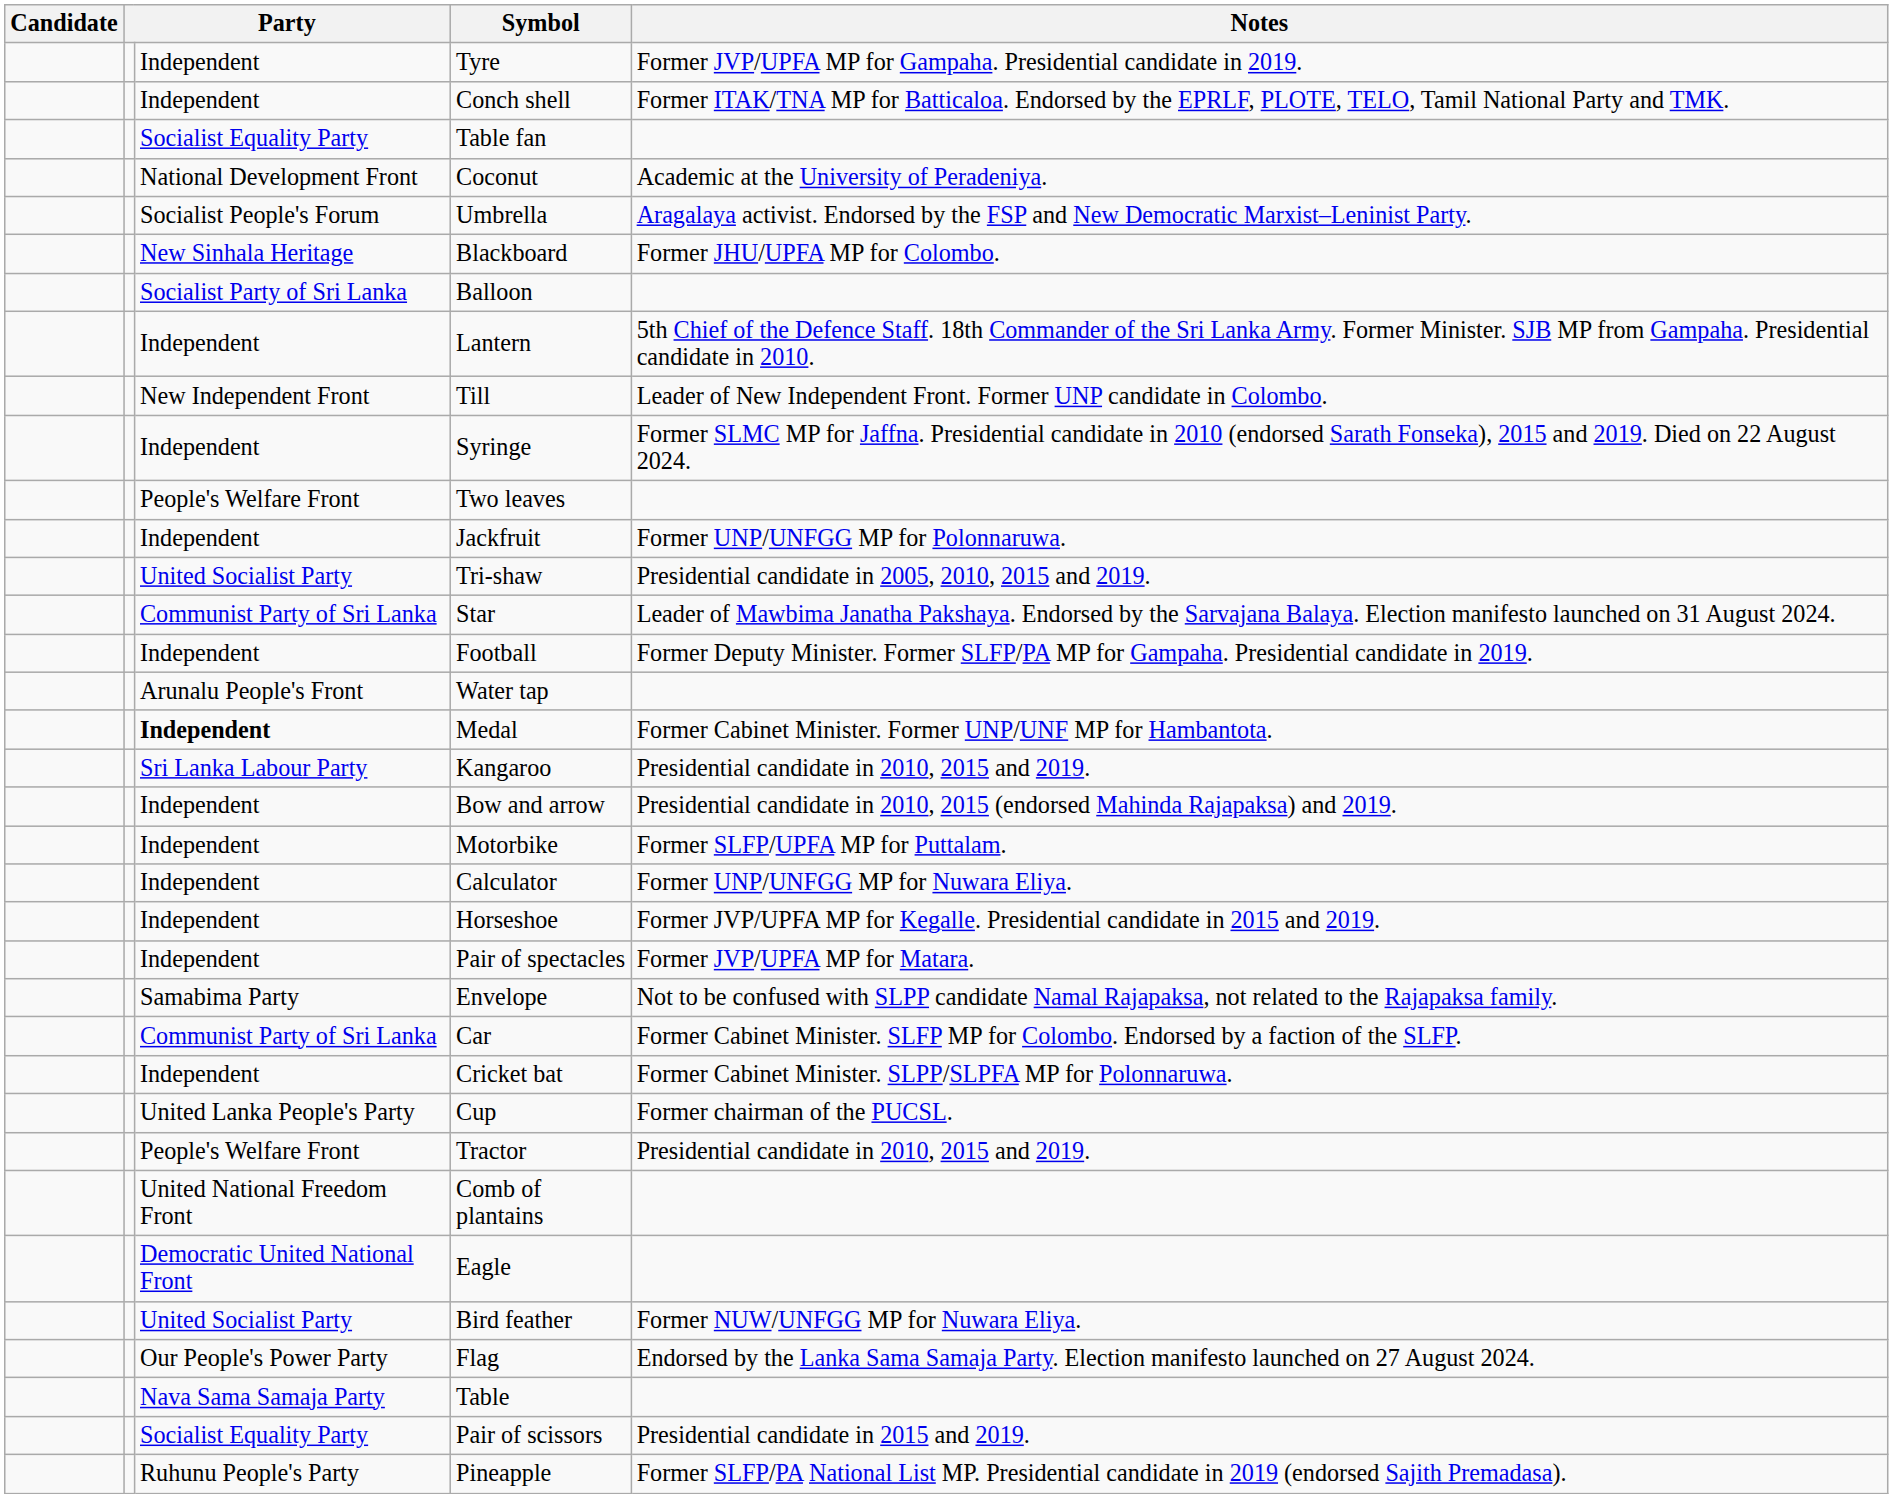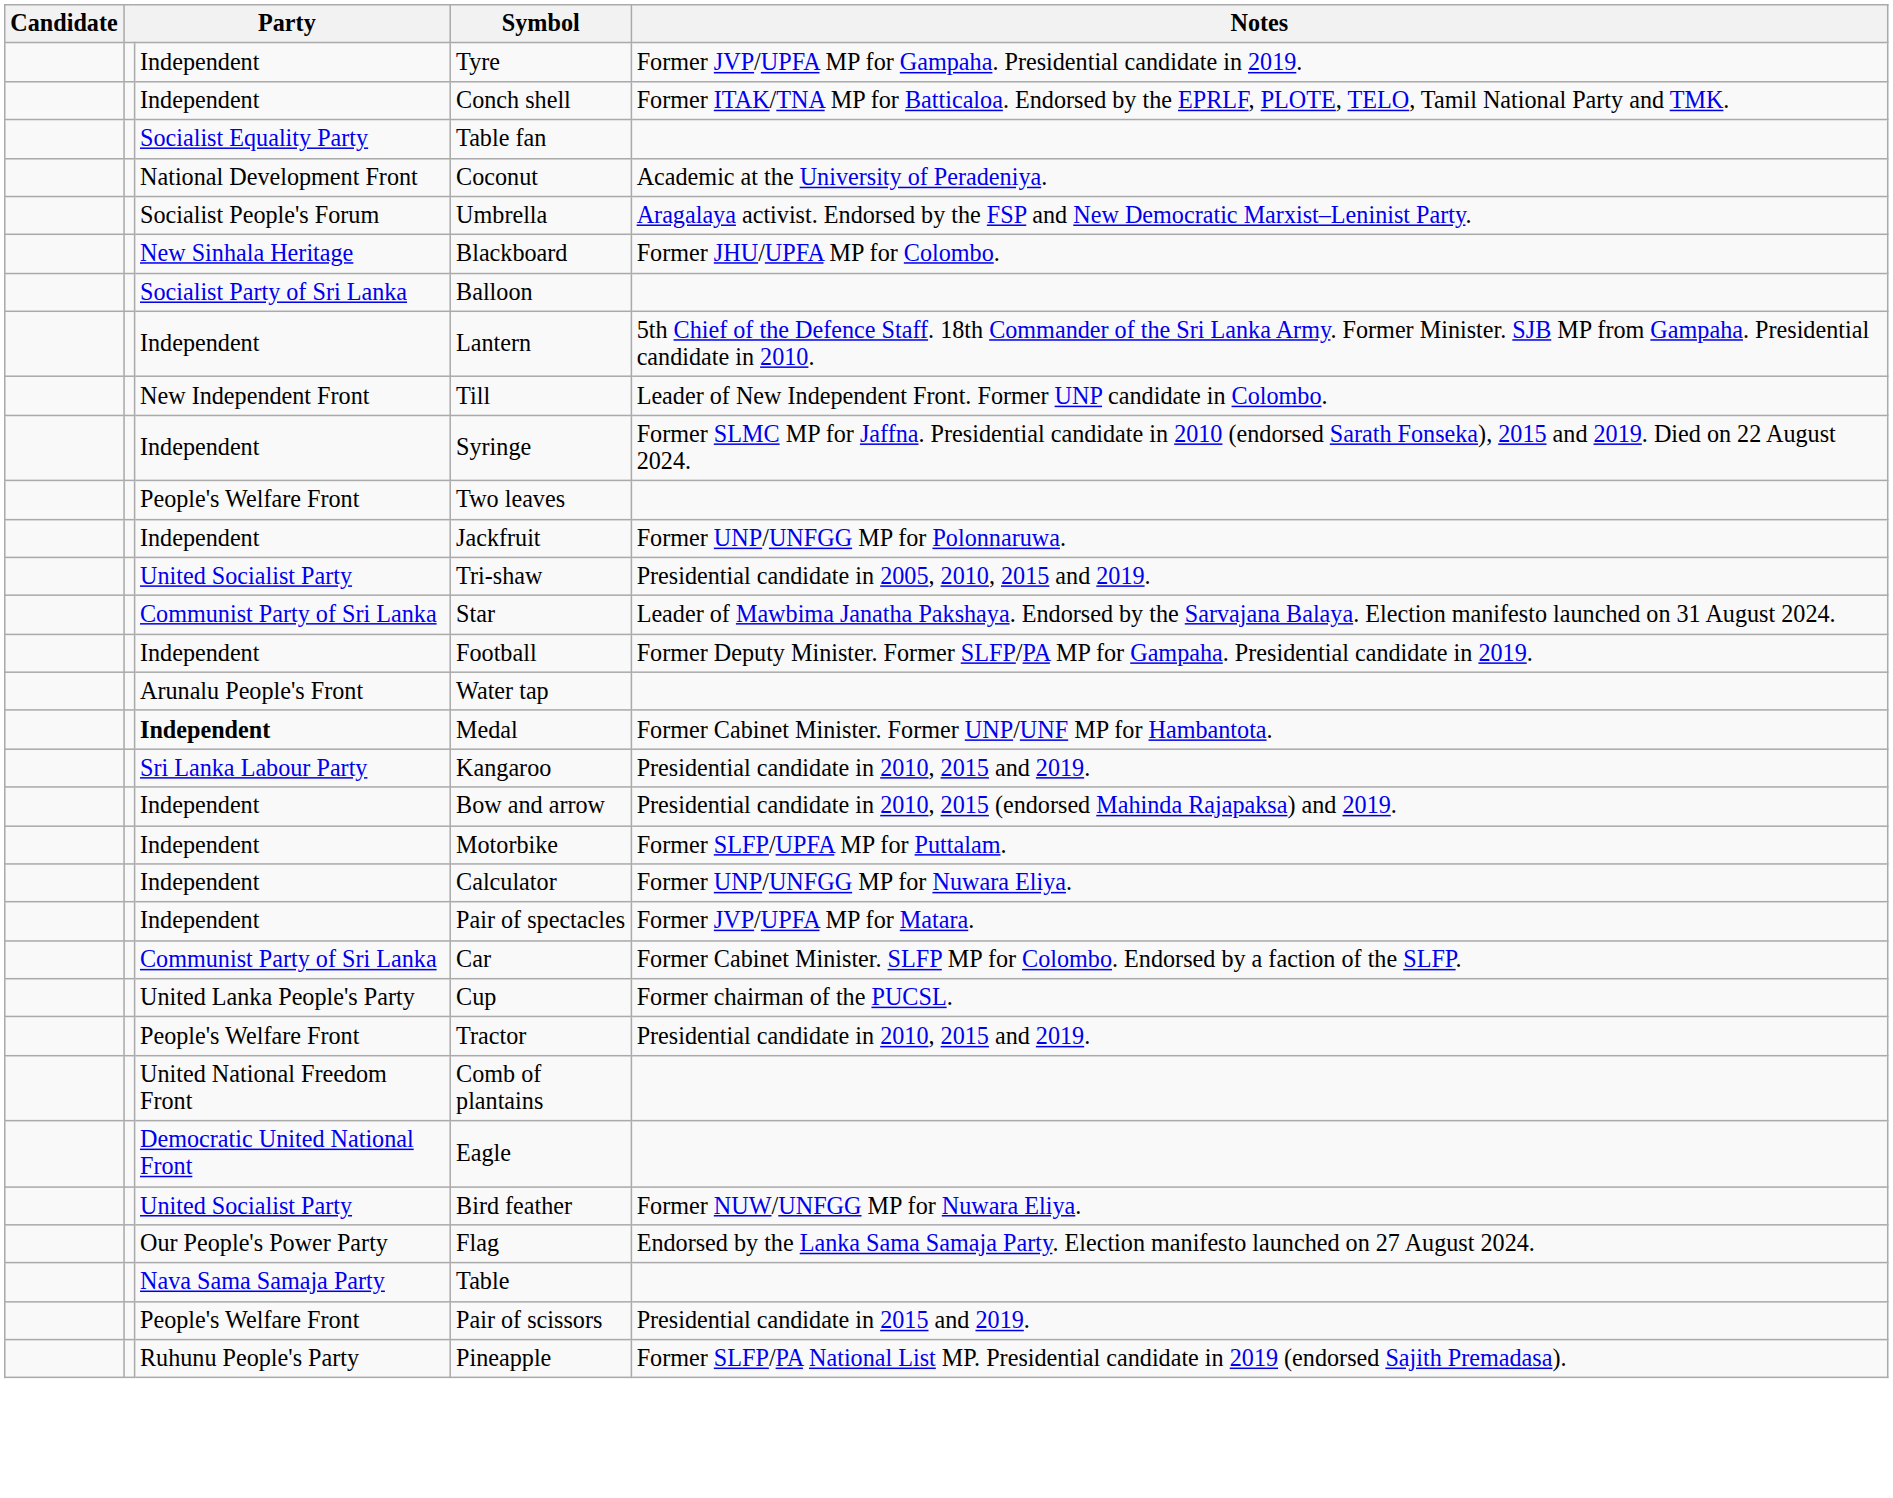- row: (507, 920)
- row: (502, 997)
- row: (509, 1074)
(254, 1435) Socialist Equality Party -> (250, 1320) People's Welfare Front
